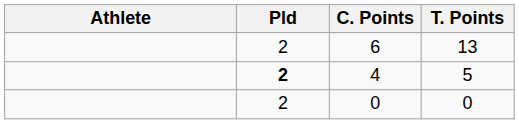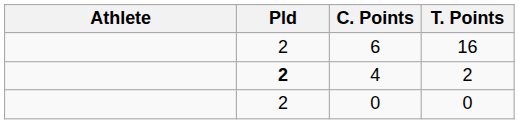(467, 47) 13 -> (467, 47) 16
(467, 75) 5 -> (467, 75) 2
